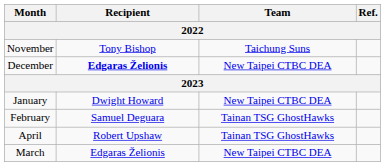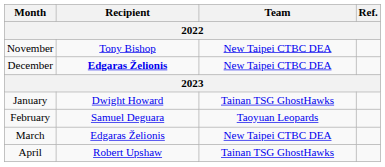(278, 48) Taichung Suns -> (278, 48) New Taipei CTBC DEA
(278, 100) New Taipei CTBC DEA -> (278, 100) Tainan TSG GhostHawks
(278, 118) Tainan TSG GhostHawks -> (278, 118) Taoyuan Leopards
rows swapped: (30, 153) <-> (30, 135)
